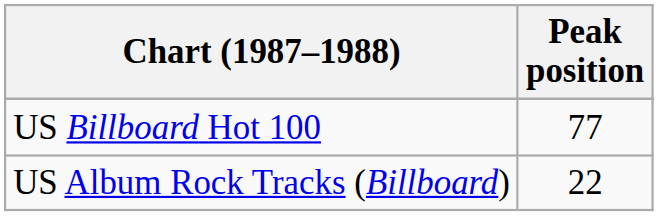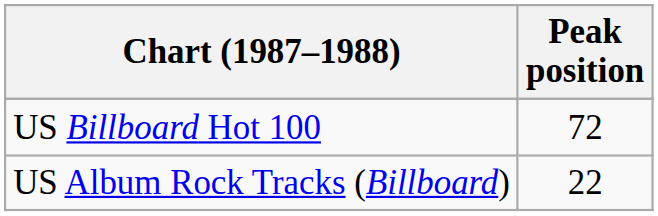(585, 126) 77 -> (585, 126) 72
